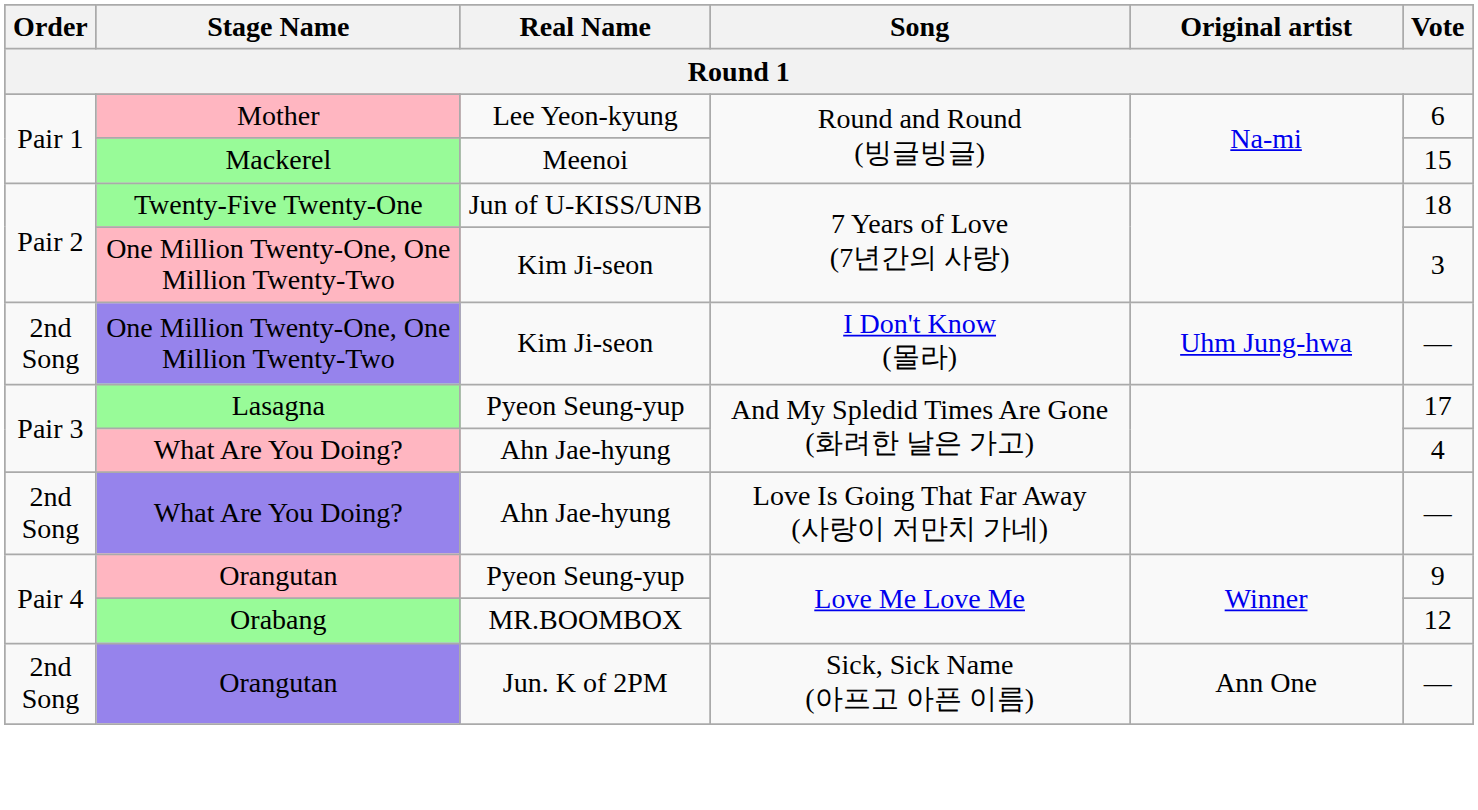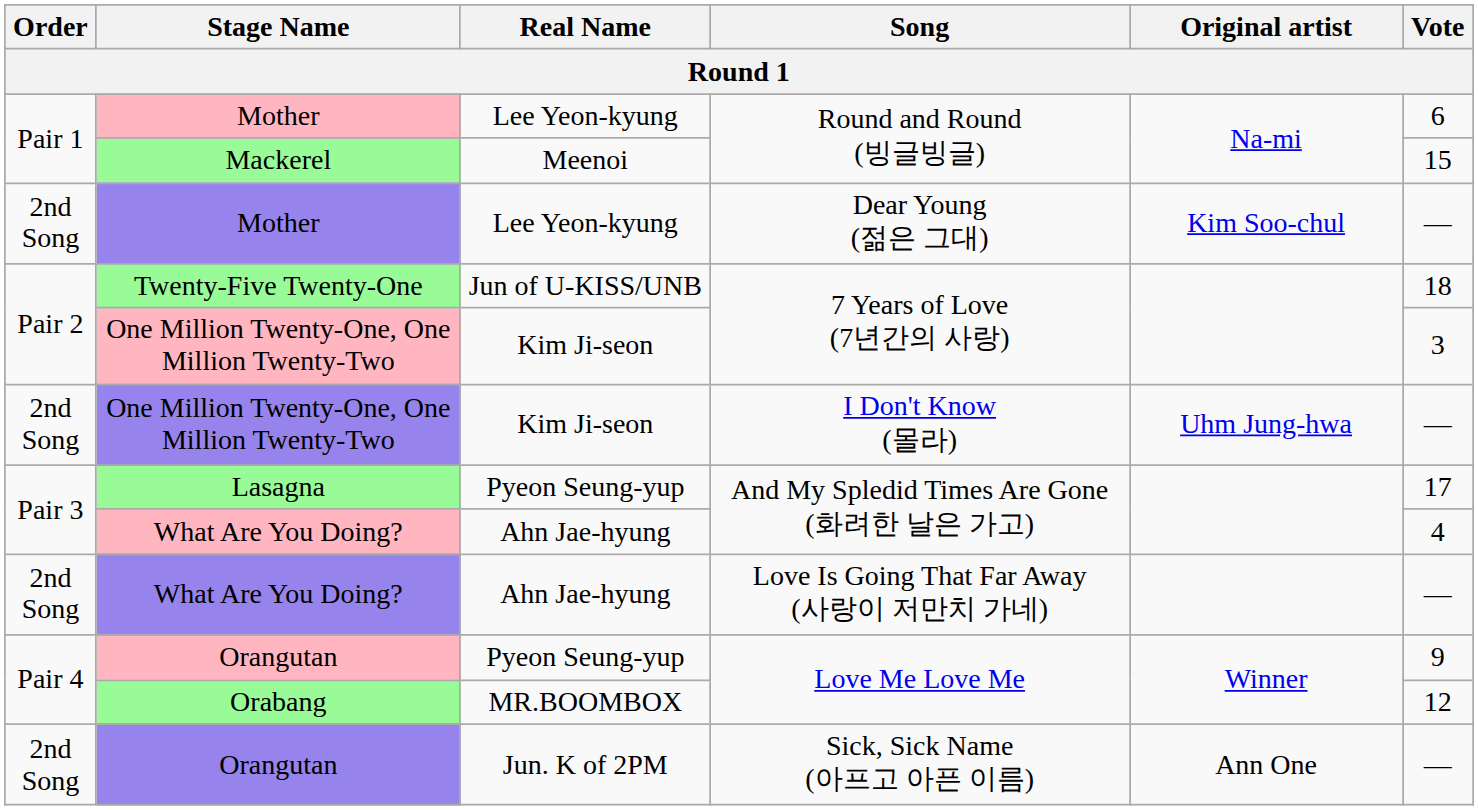+ row: (278, 222)
